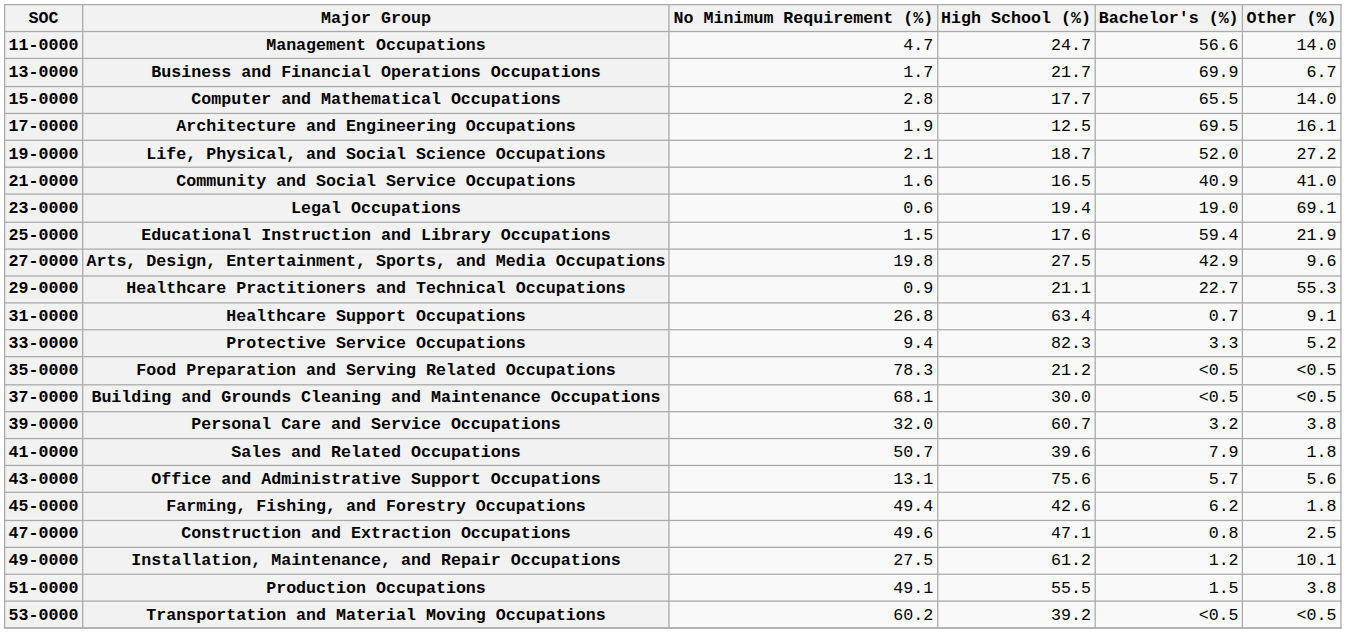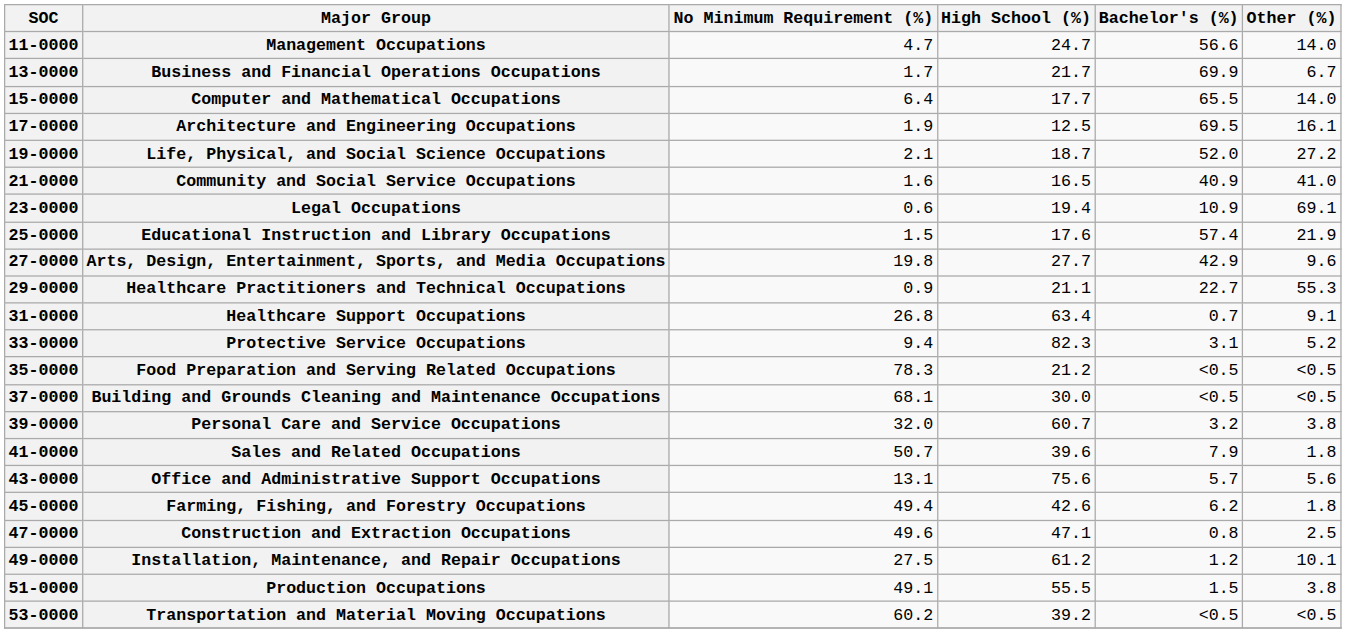(918, 100) 2.8 -> (918, 100) 6.4
(1219, 208) 19.0 -> (1219, 208) 10.9
(1219, 235) 59.4 -> (1219, 235) 57.4
(1071, 262) 27.5 -> (1071, 262) 27.7
(1224, 344) 3.3 -> (1224, 344) 3.1
